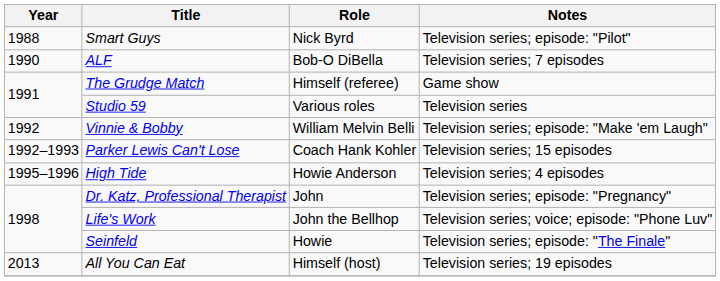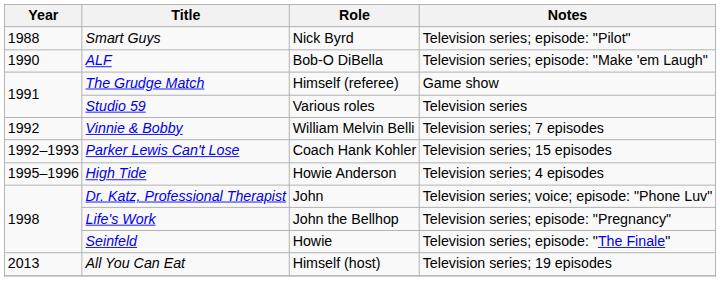(513, 60) Television series; 7 episodes -> (565, 60) Television series; episode: "Make 'em Laugh"
(565, 128) Television series; episode: "Make 'em Laugh" -> (513, 128) Television series; 7 episodes
(547, 196) Television series; episode: "Pregnancy" -> (567, 196) Television series; voice; episode: "Phone Luv"
(567, 219) Television series; voice; episode: "Phone Luv" -> (547, 219) Television series; episode: "Pregnancy"
